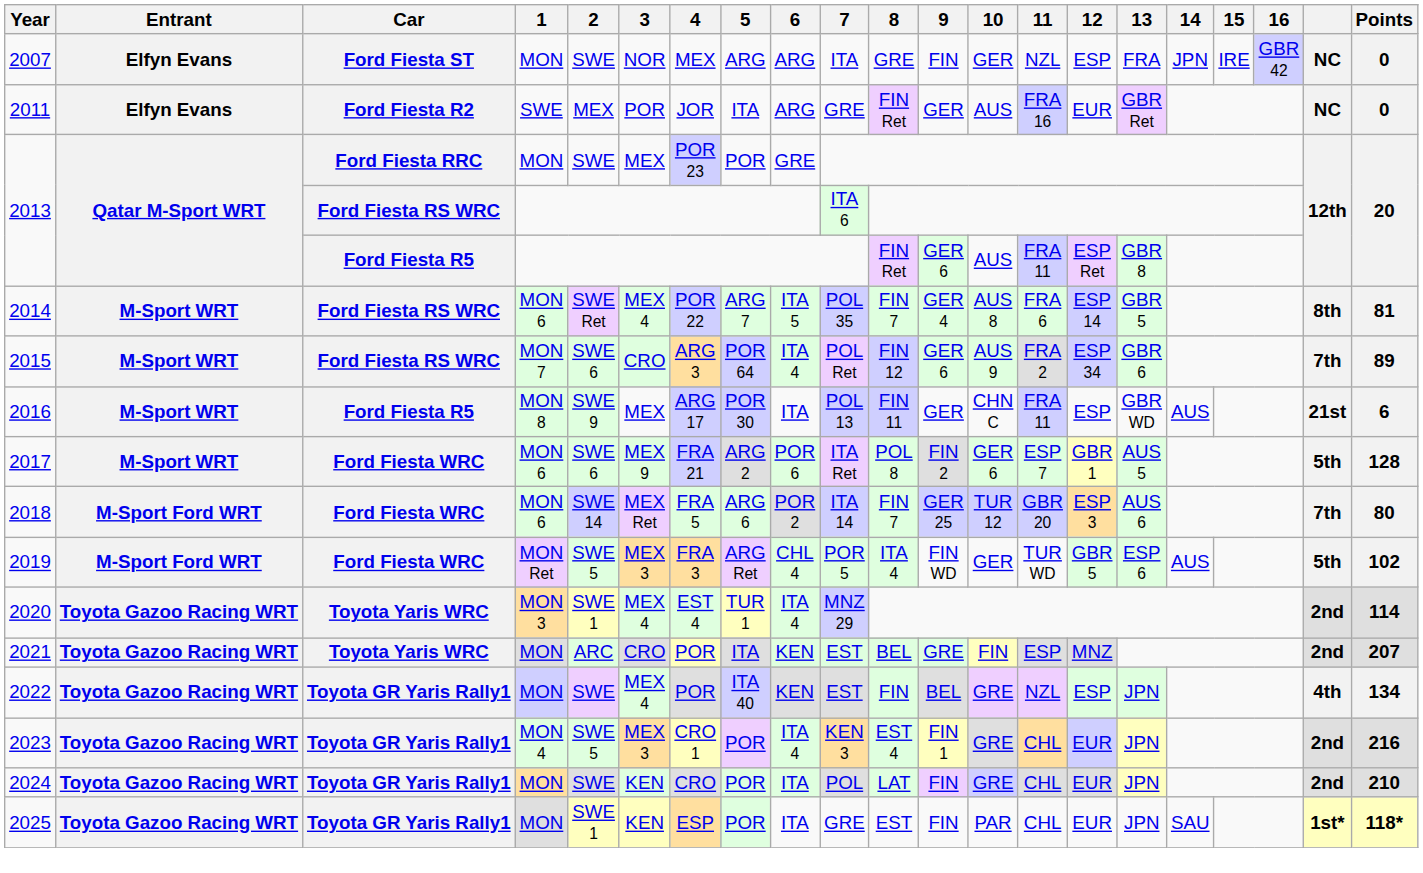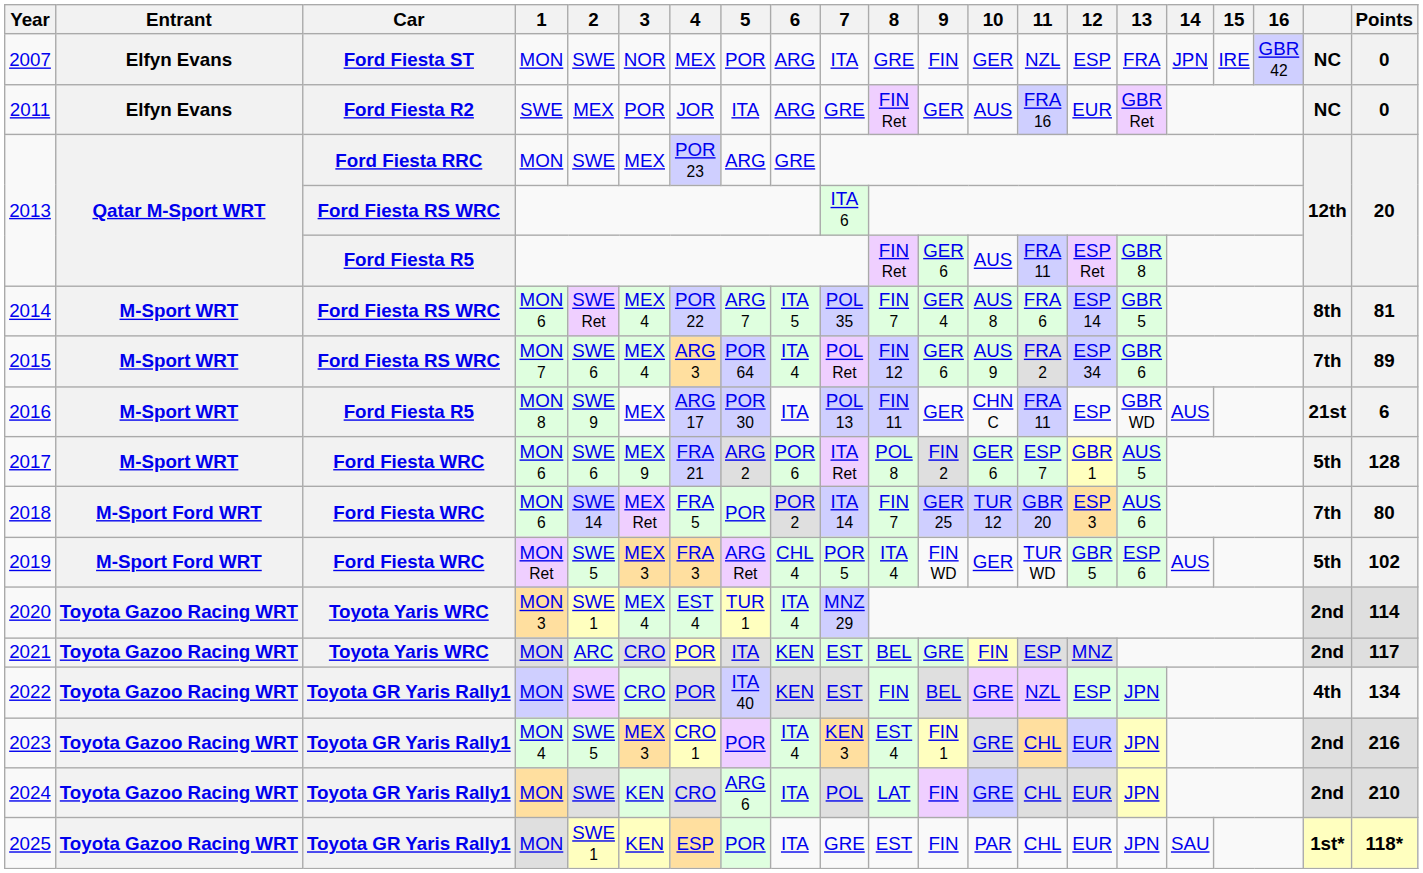(745, 59) ARG -> (745, 59) POR
(745, 160) POR -> (745, 160) ARG
(645, 361) CRO -> (645, 360) MEX 4
(745, 511) ARG 6 -> (745, 512) POR
(1384, 652) 207 -> (1384, 652) 117
(645, 691) MEX 4 -> (645, 692) CRO
(745, 782) POR -> (745, 792) ARG 6
